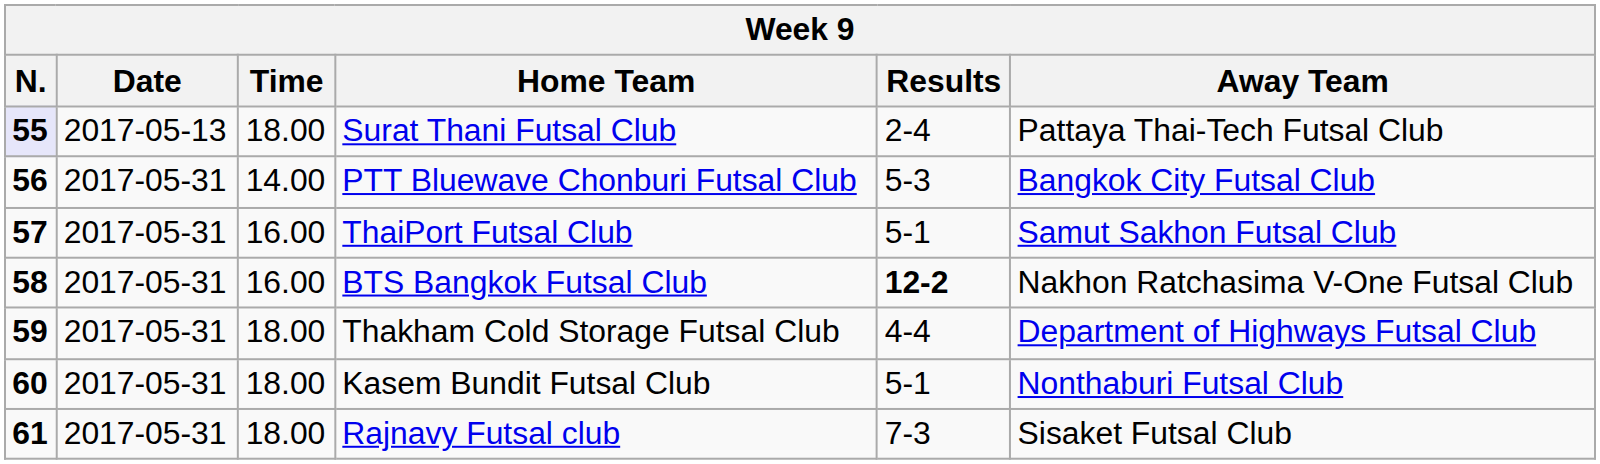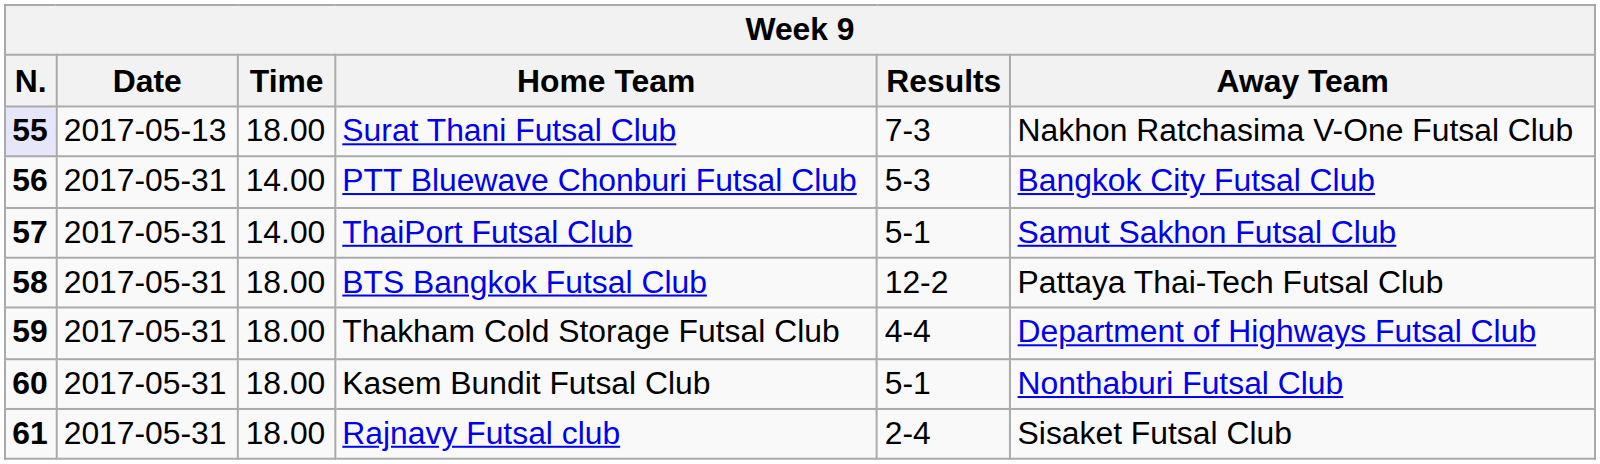(908, 130) 2-4 -> (908, 130) 7-3
(1231, 130) Pattaya Thai-Tech Futsal Club -> (1295, 130) Nakhon Ratchasima V-One Futsal Club
(285, 231) 16.00 -> (285, 231) 14.00
(285, 282) 16.00 -> (285, 282) 18.00
(917, 282) bold -> (917, 282) normal
(1295, 282) Nakhon Ratchasima V-One Futsal Club -> (1231, 282) Pattaya Thai-Tech Futsal Club
(908, 433) 7-3 -> (908, 433) 2-4
